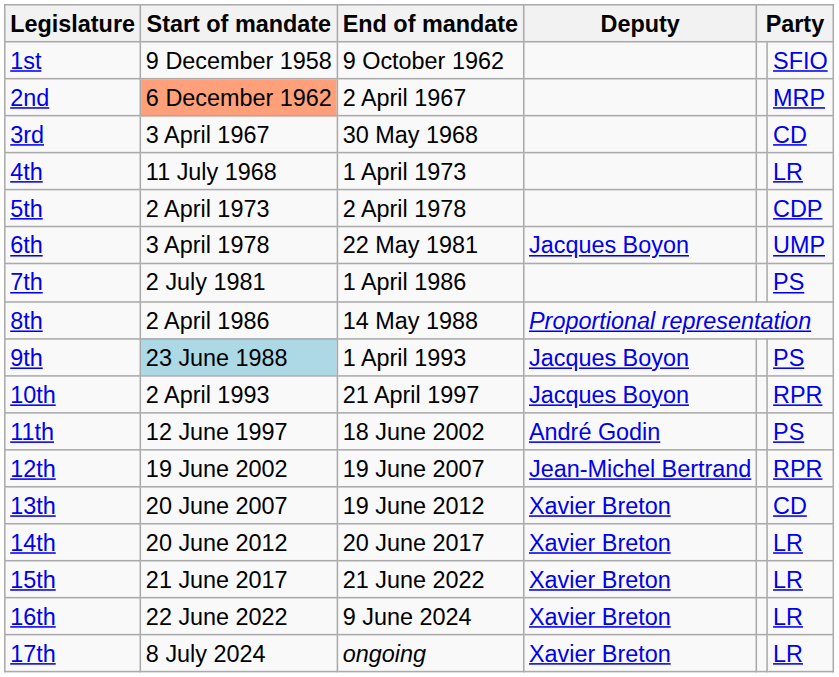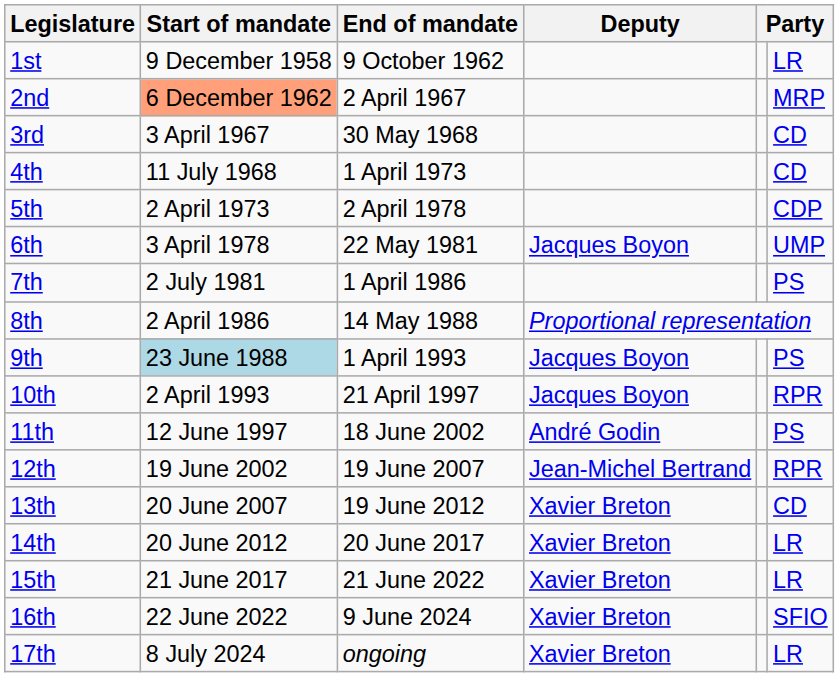(800, 61) SFIO -> (788, 61) LR
(788, 172) LR -> (790, 172) CD
(788, 616) LR -> (800, 616) SFIO
